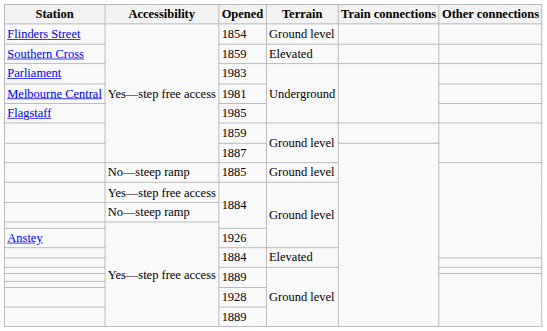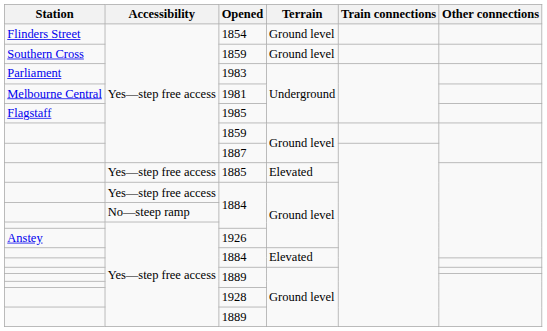(291, 53) Elevated -> (302, 53) Ground level
(149, 172) No—steep ramp -> (162, 172) Yes—step free access
(302, 172) Ground level -> (291, 172) Elevated
